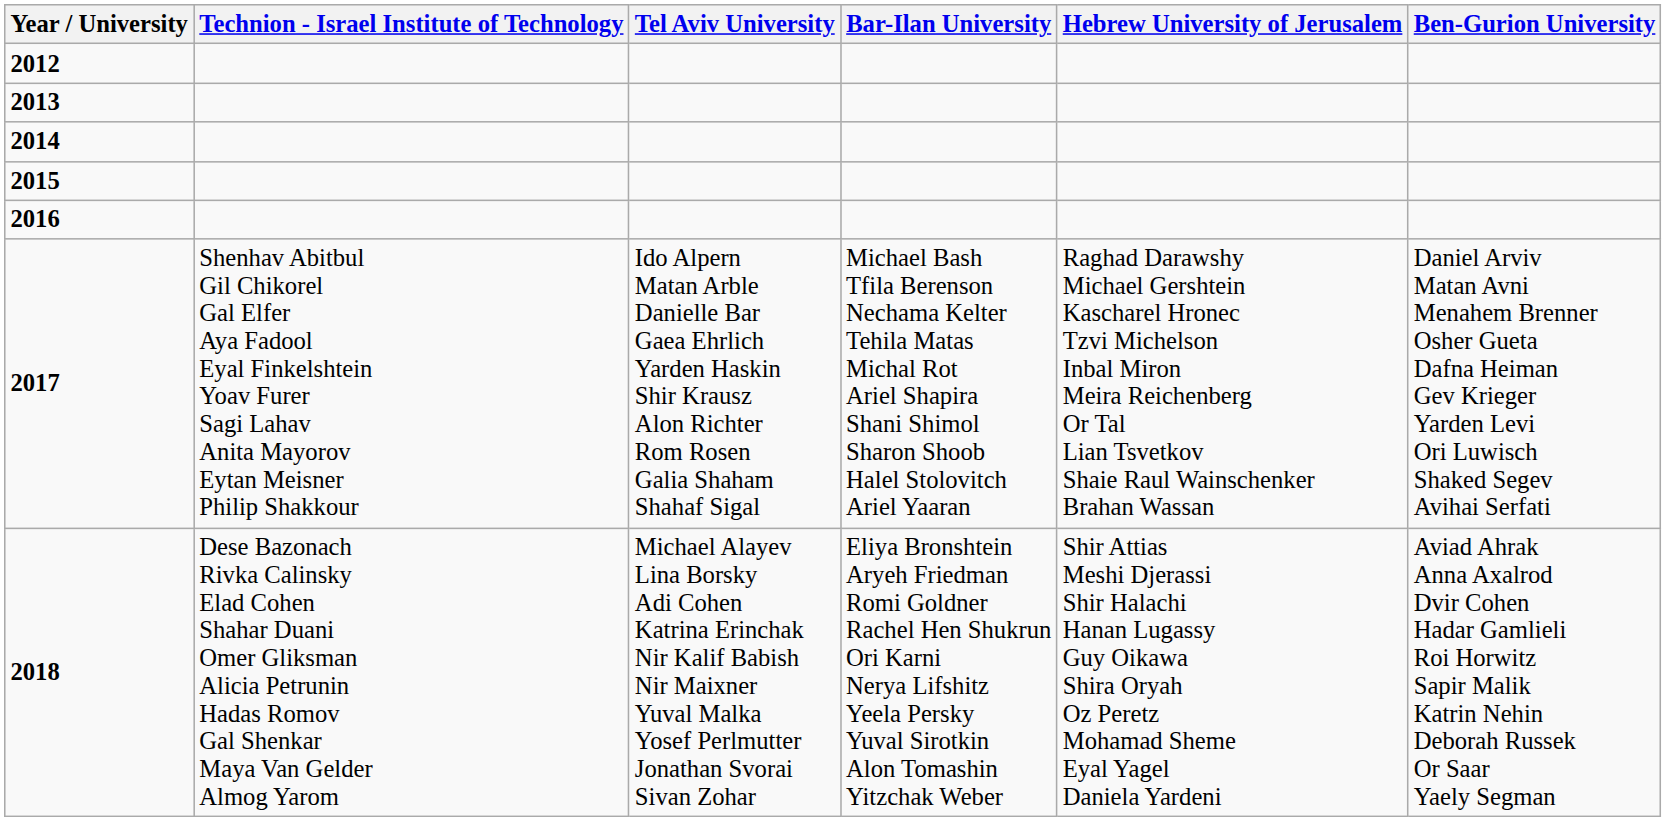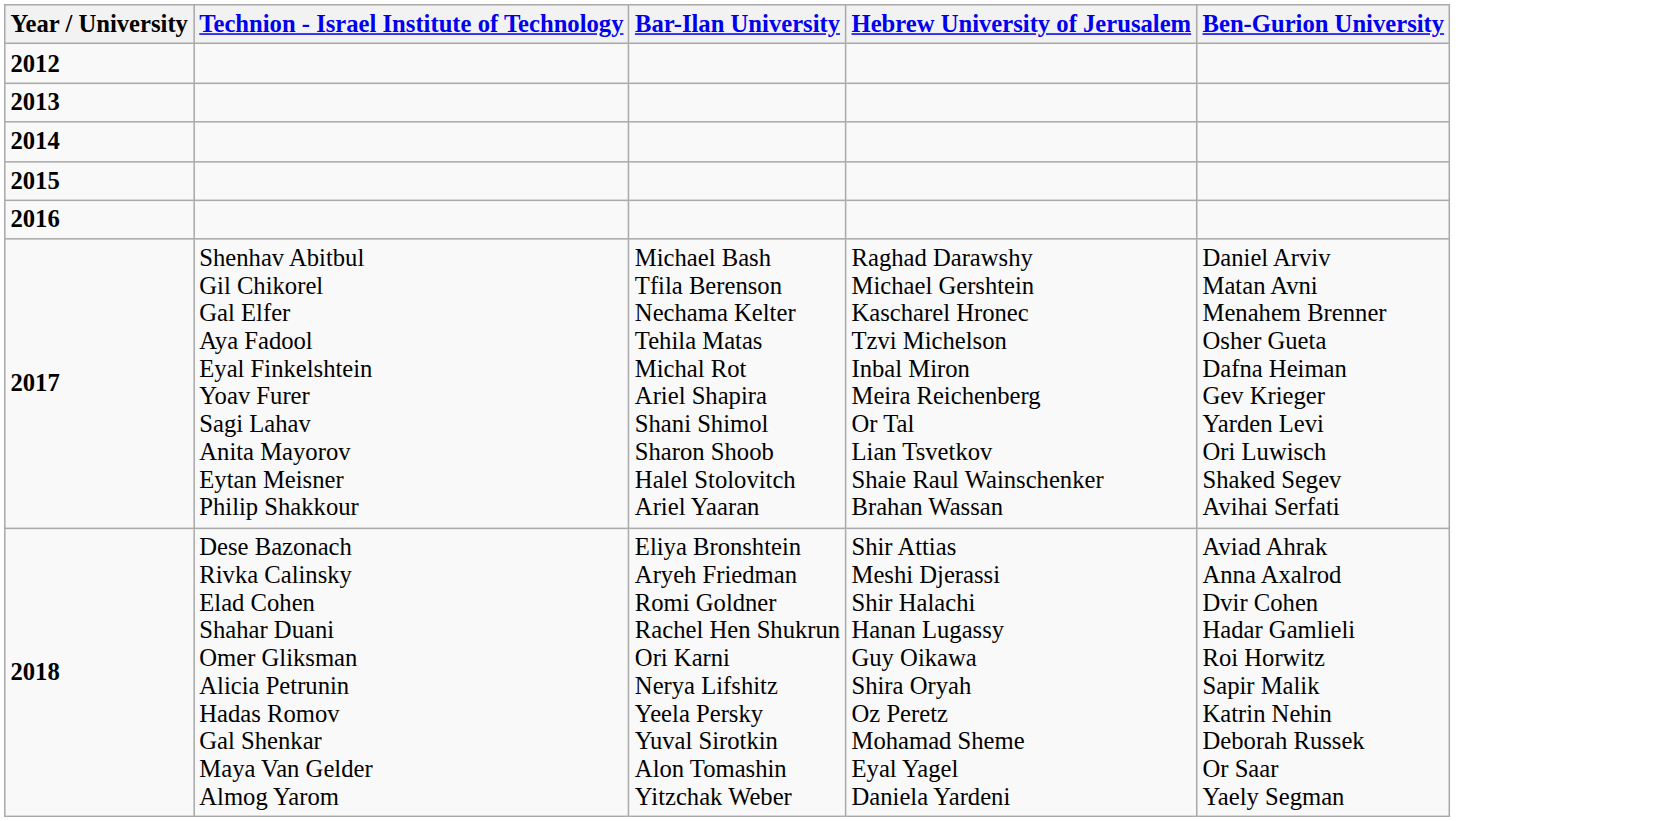- column: (735, 24)
